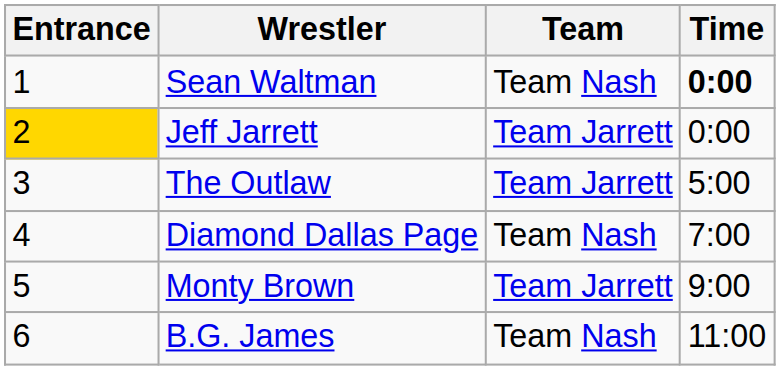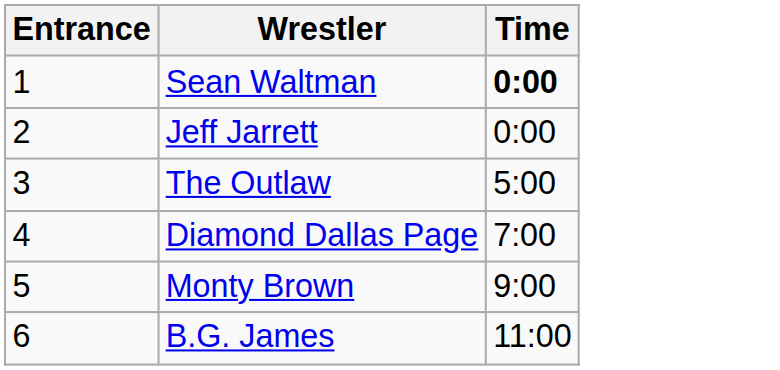- column: (583, 30)
(21, 132) gold background -> (21, 132) no background
